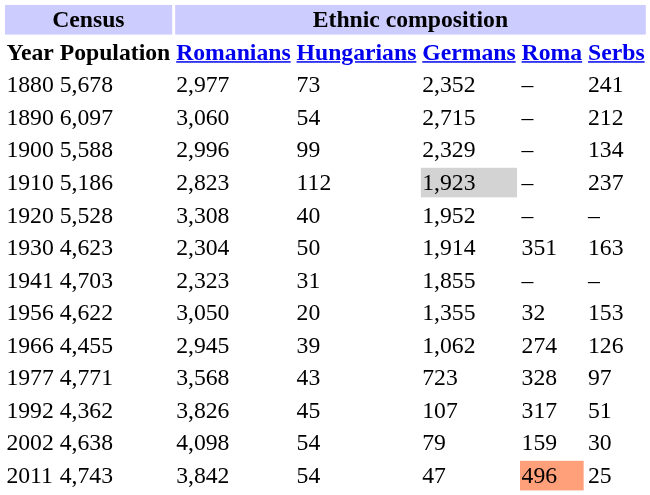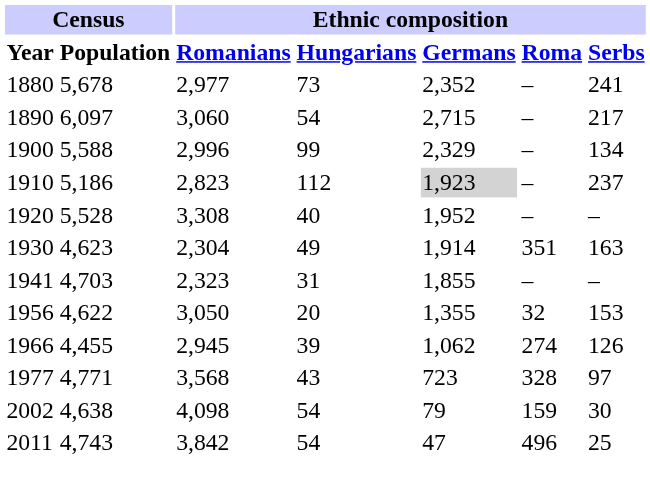(606, 117) 212 -> (606, 117) 217
(308, 247) 50 -> (308, 247) 49
- row: (30, 410)
(539, 475) lightsalmon background -> (539, 442) no background
